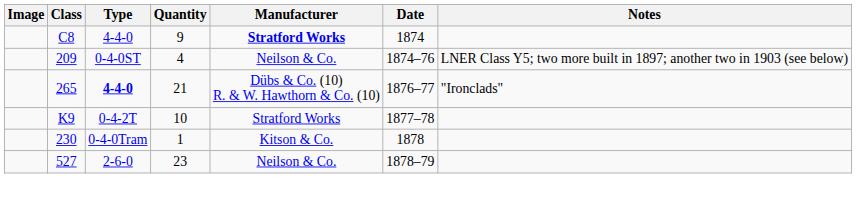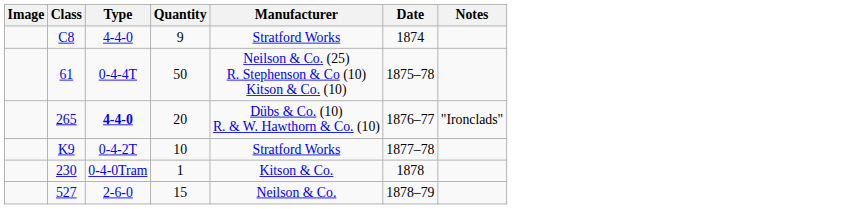(296, 37) bold -> (296, 37) normal
- row: (66, 59)
+ row: (66, 74)
(180, 88) 21 -> (180, 119) 20
(180, 161) 23 -> (180, 192) 15
